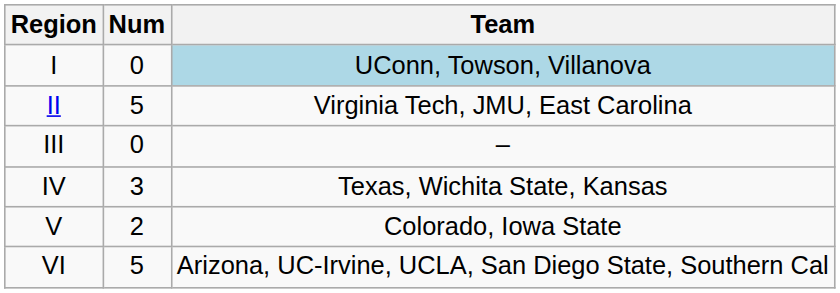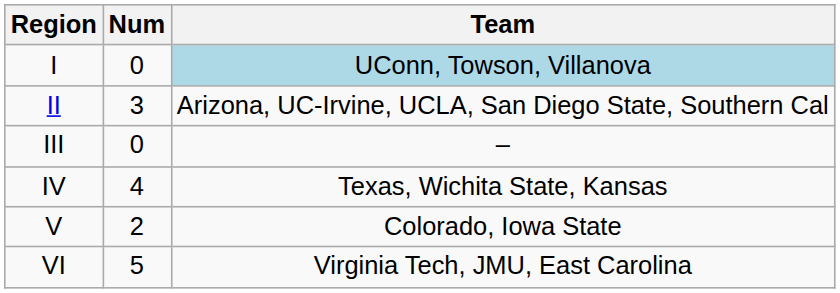(137, 105) 5 -> (137, 105) 3
(503, 105) Virginia Tech, JMU, East Carolina -> (503, 105) Arizona, UC-Irvine, UCLA, San Diego State, Southern Cal
(137, 186) 3 -> (137, 186) 4
(503, 266) Arizona, UC-Irvine, UCLA, San Diego State, Southern Cal -> (503, 266) Virginia Tech, JMU, East Carolina
